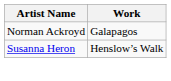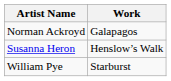+ row: (35, 66)
